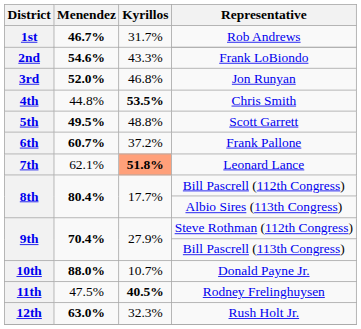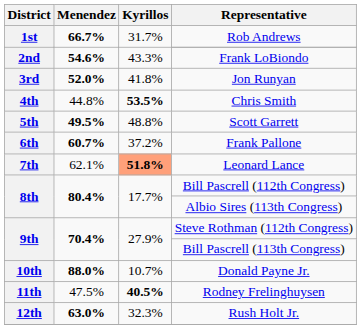(86, 36) 46.7% -> (86, 36) 66.7%
(145, 79) 46.8% -> (145, 79) 41.8%
